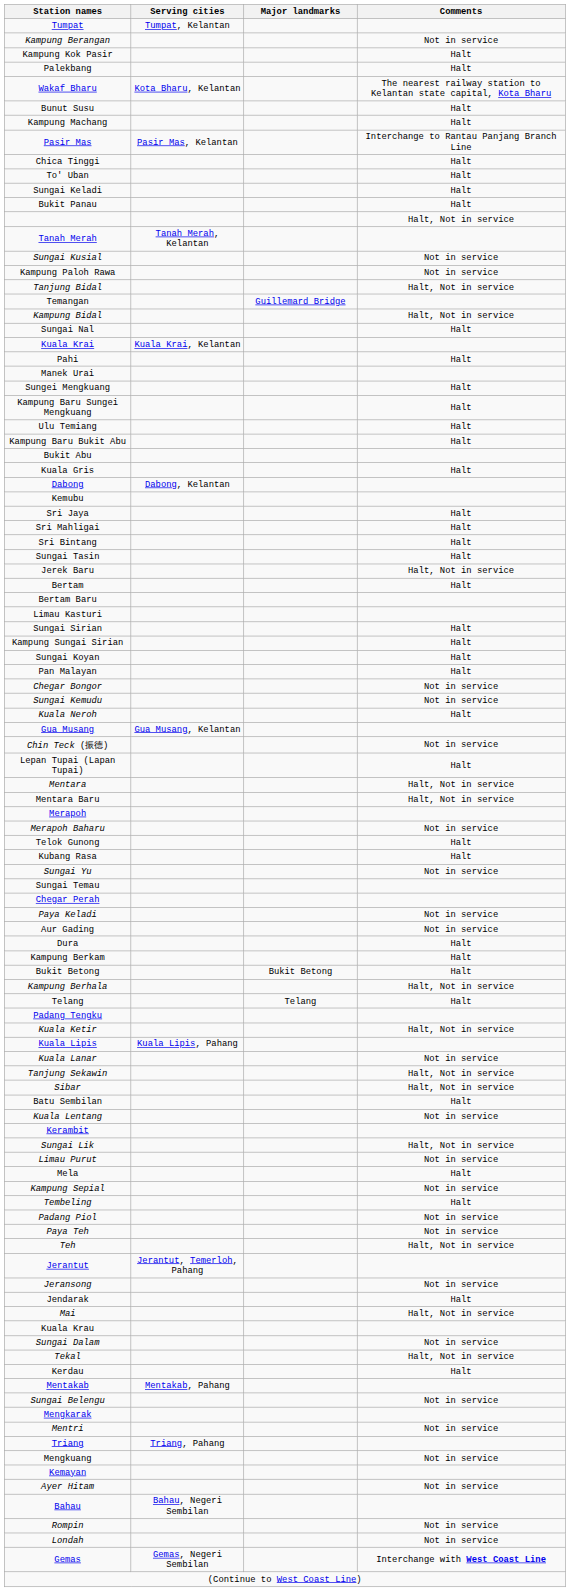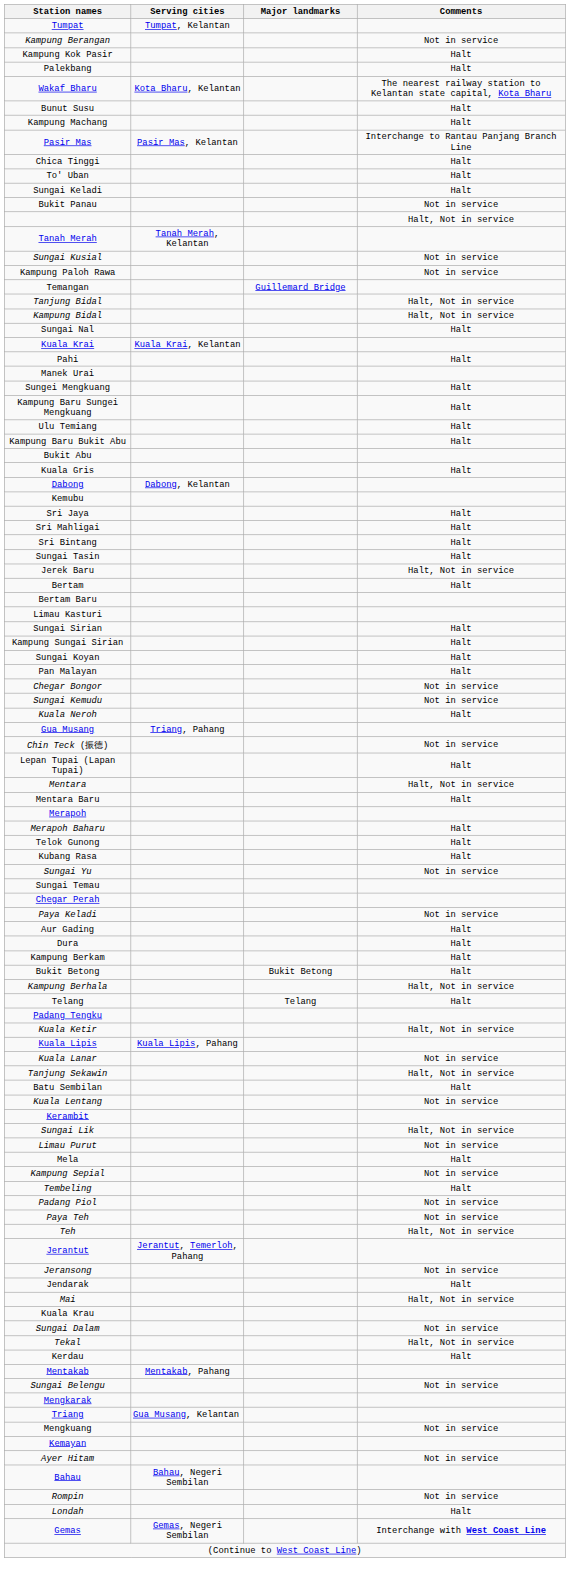(461, 205) Halt -> (461, 205) Not in service
rows swapped: (68, 301) <-> (68, 287)
(187, 729) Gua Musang, Kelantan -> (187, 729) Triang, Pahang
(461, 799) Halt, Not in service -> (461, 799) Halt
(461, 828) Not in service -> (461, 828) Halt
(461, 929) Not in service -> (461, 929) Halt
- row: (68, 1088)
- row: (68, 1429)
(187, 1443) Triang, Pahang -> (186, 1415) Gua Musang, Kelantan
(461, 1540) Not in service -> (461, 1511) Halt
